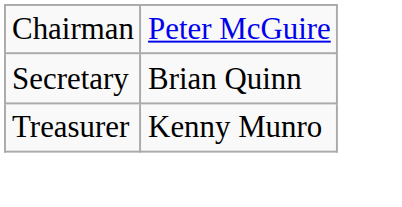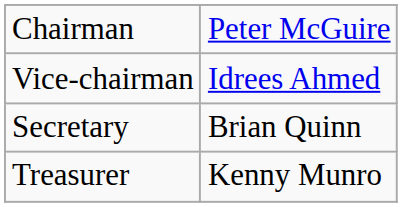+ row: (103, 77)
